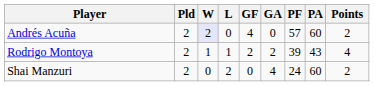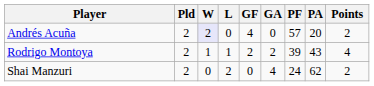(315, 33) 60 -> (315, 33) 20
(315, 71) 60 -> (315, 71) 62
